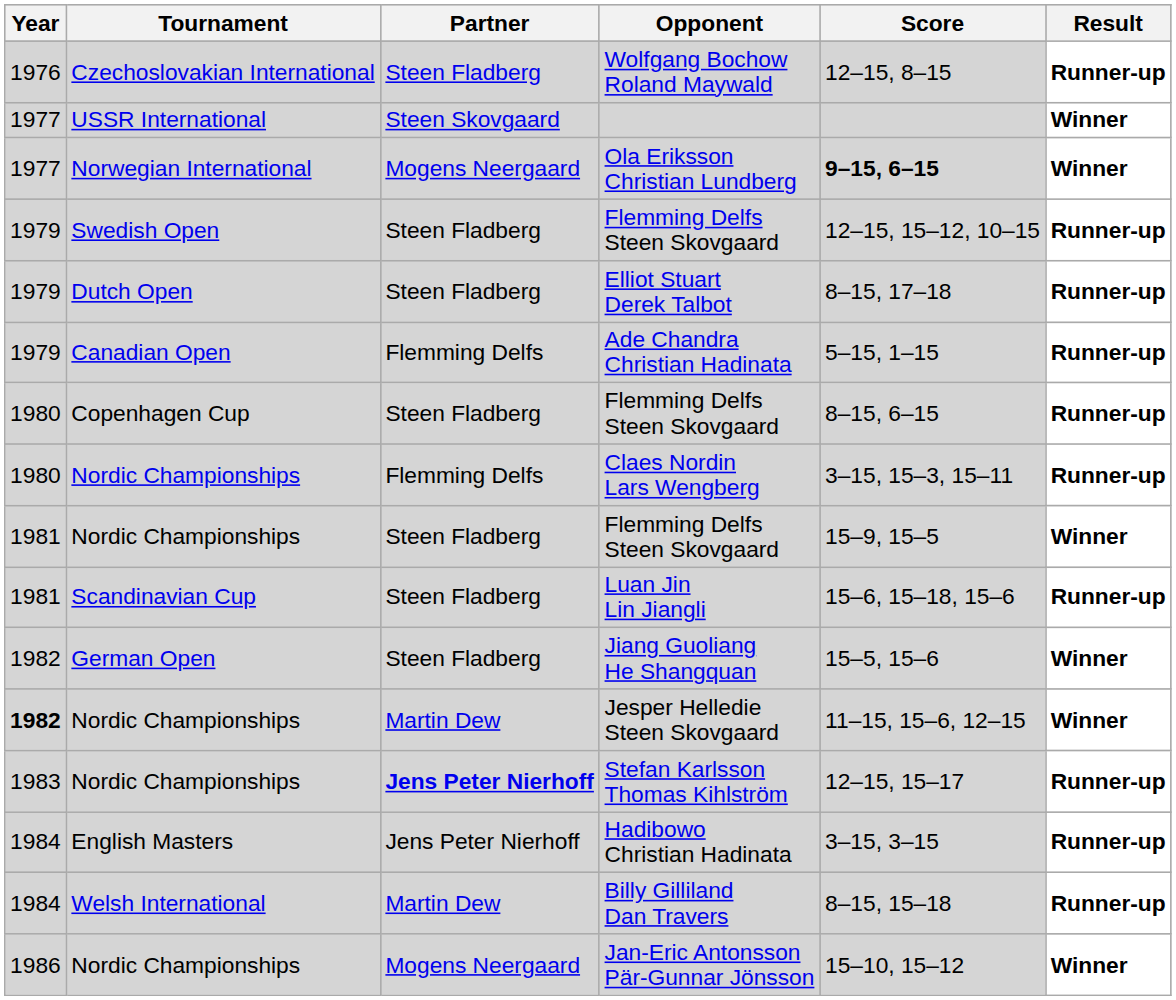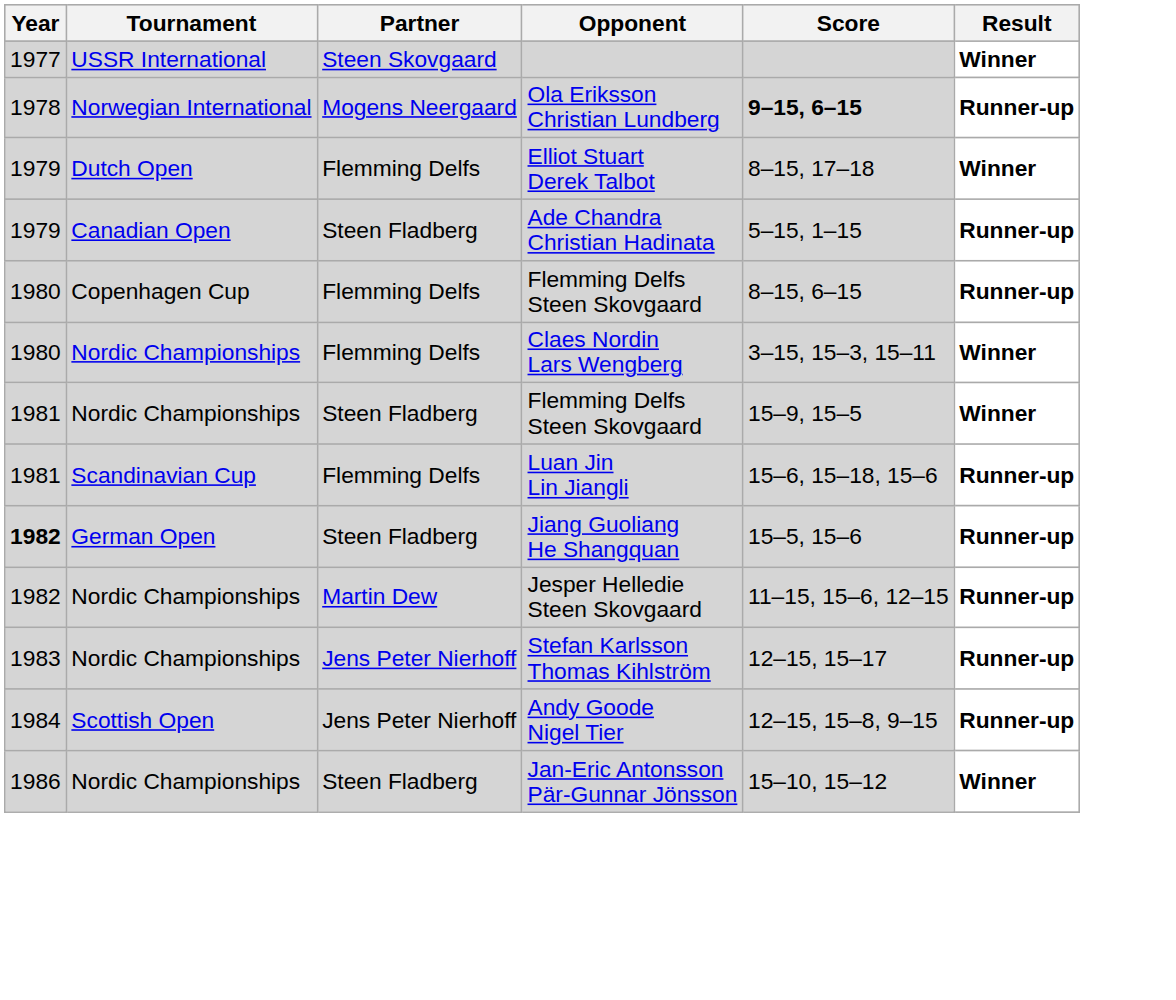- row: (223, 72)
(35, 169) 1977 -> (35, 108) 1978
(1089, 169) Winner -> (1017, 108) Runner-up
- row: (145, 230)
(463, 291) Steen Fladberg -> (401, 169) Flemming Delfs
(1108, 291) Runner-up -> (998, 169) Winner
(464, 353) Flemming Delfs -> (400, 230) Steen Fladberg
(463, 414) Steen Fladberg -> (401, 291) Flemming Delfs
(1108, 475) Runner-up -> (998, 353) Winner
(463, 597) Steen Fladberg -> (401, 475) Flemming Delfs
(35, 659) normal -> (35, 536) bold
(1089, 659) Winner -> (1017, 536) Runner-up
(35, 720) bold -> (35, 597) normal
(1089, 720) Winner -> (1017, 597) Runner-up
(490, 781) bold -> (419, 659) normal
- row: (152, 842)
+ row: (143, 720)
- row: (168, 904)
(483, 965) Mogens Neergaard -> (400, 781) Steen Fladberg
